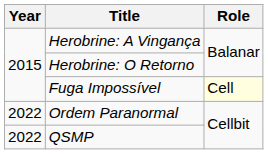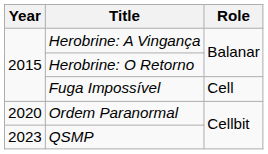(220, 88) lightyellow background -> (220, 88) no background
(25, 112) 2022 -> (25, 112) 2020
(25, 137) 2022 -> (25, 137) 2023
